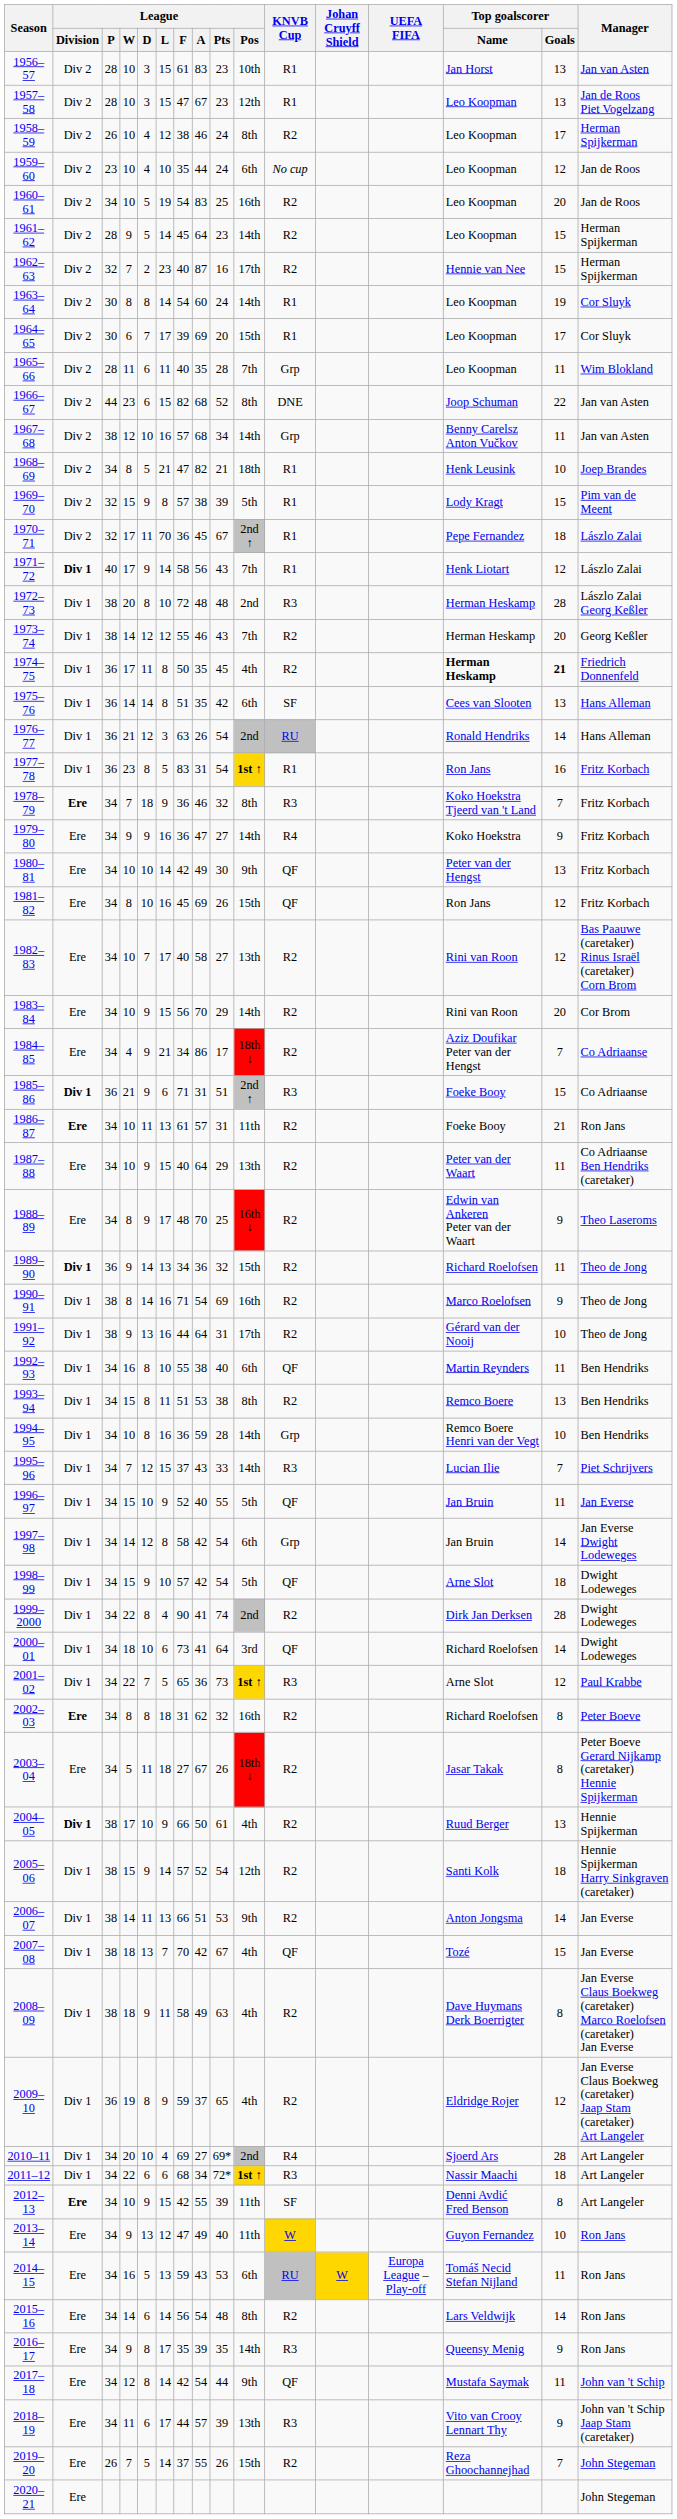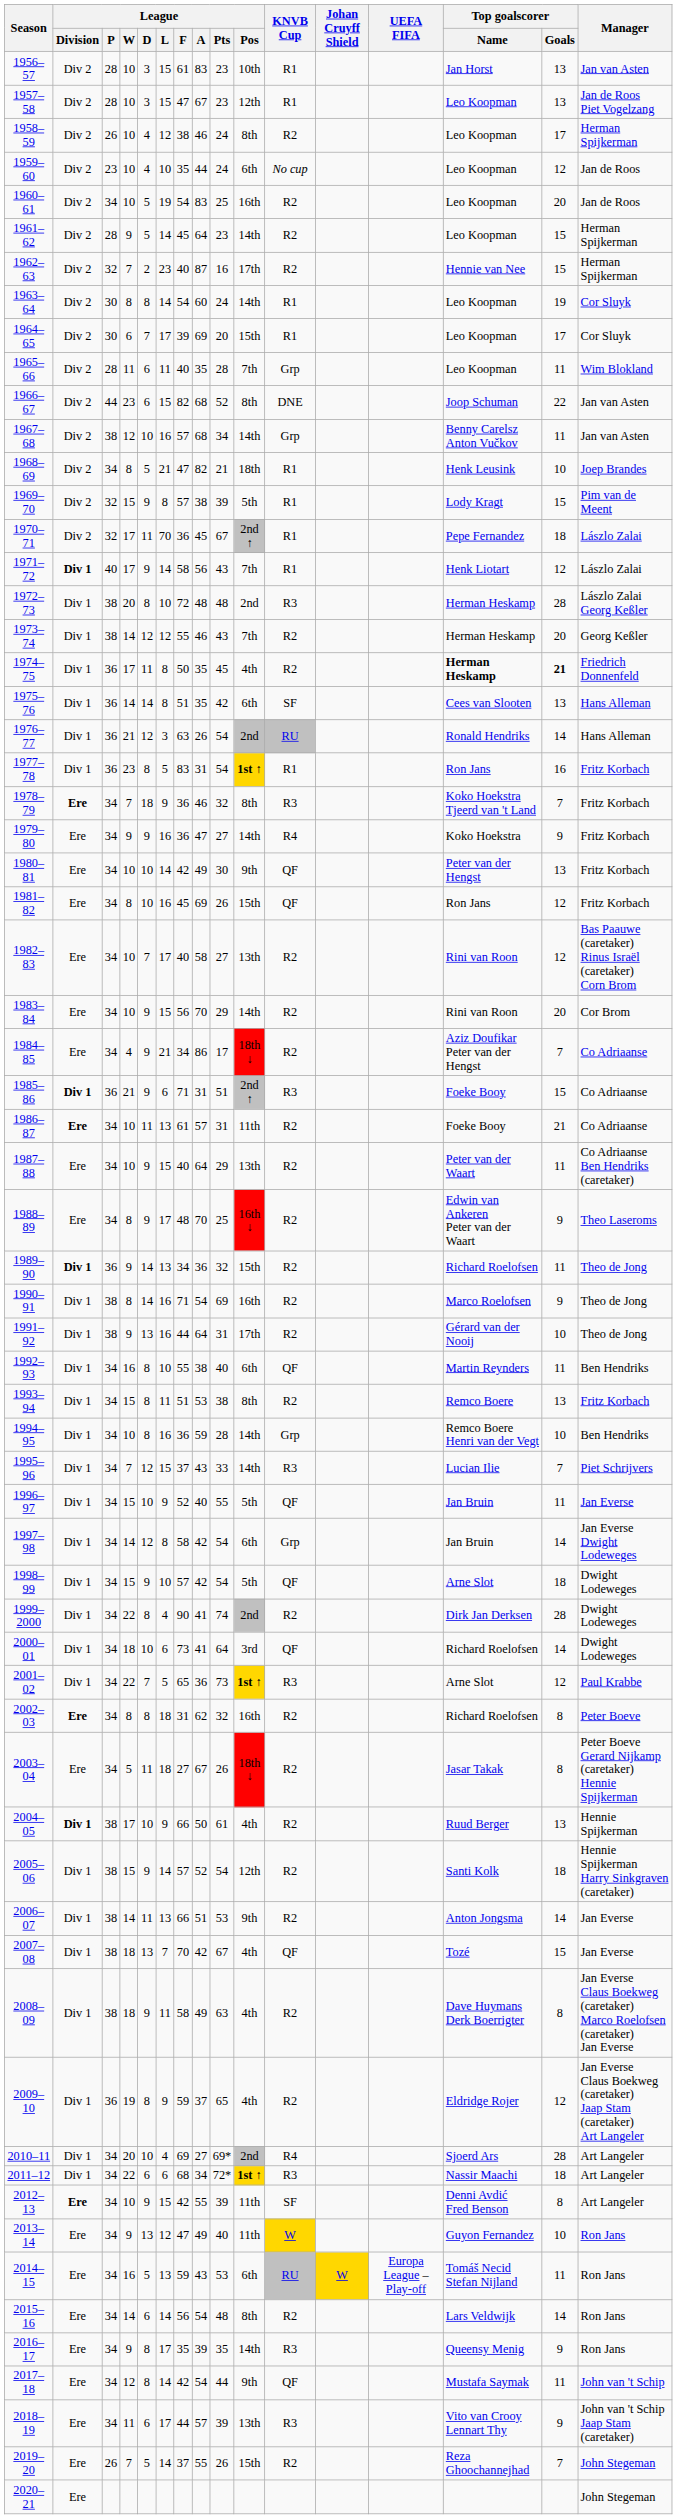(603, 1125) Ron Jans -> (614, 1125) Co Adriaanse
(615, 1401) Ben Hendriks -> (615, 1401) Fritz Korbach
